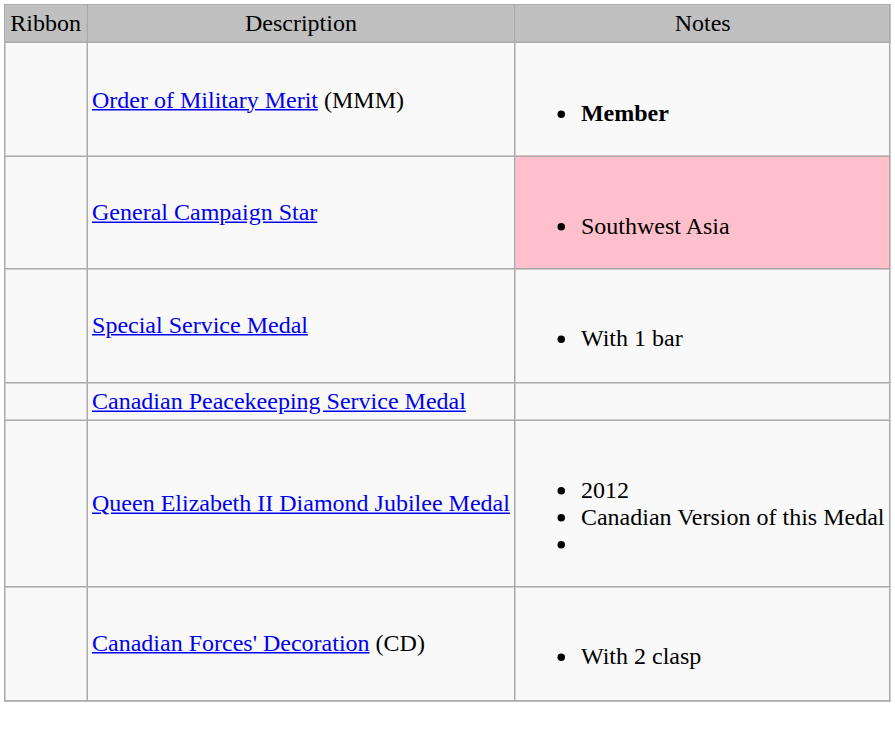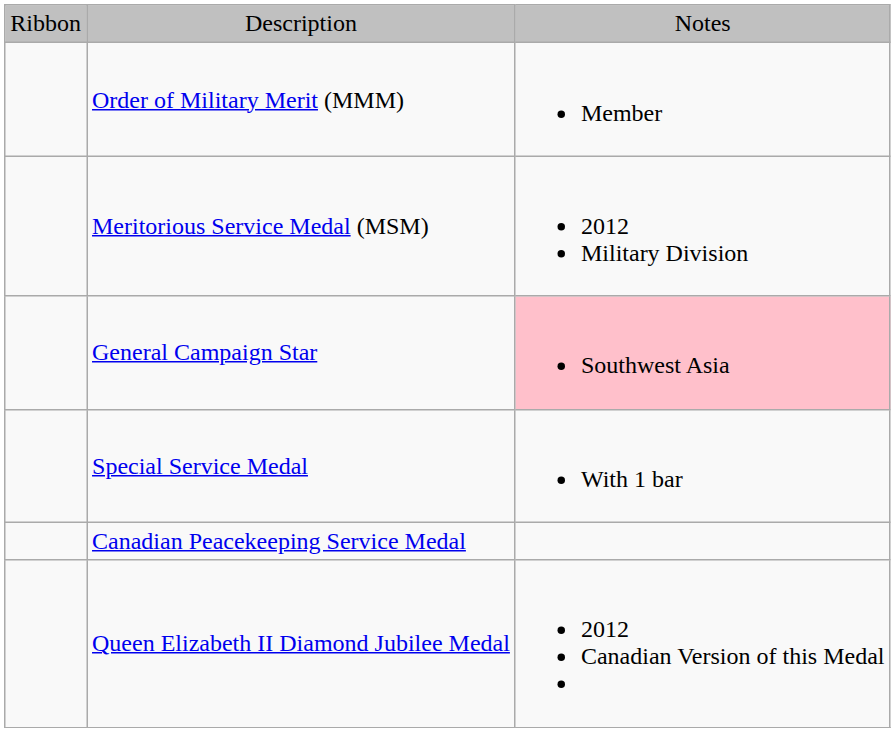(703, 113) bold -> (703, 113) normal
+ row: (260, 225)
- row: (258, 643)
